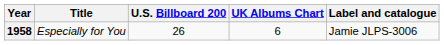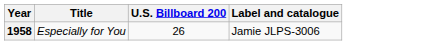- column: (278, 13)
